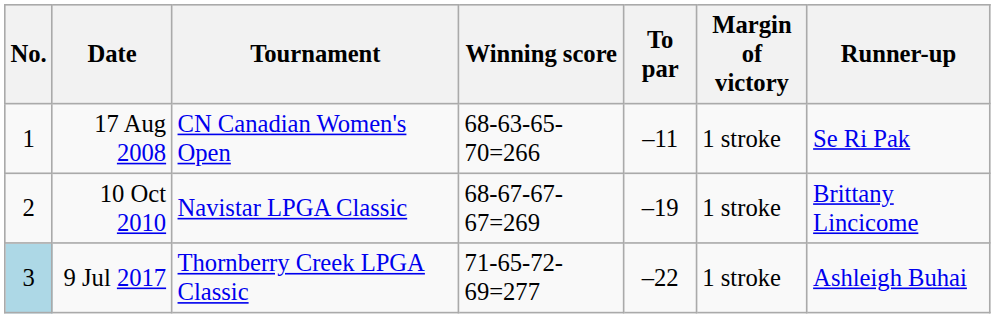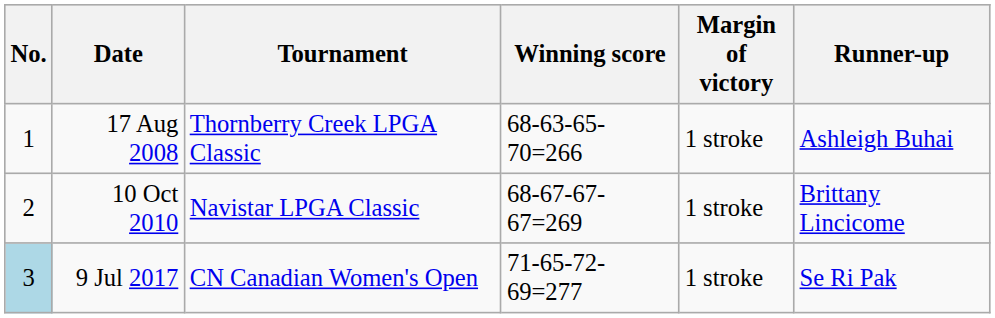- column: (660, 54)
(292, 138) CN Canadian Women's Open -> (313, 138) Thornberry Creek LPGA Classic
(862, 138) Se Ri Pak -> (876, 138) Ashleigh Buhai
(301, 278) Thornberry Creek LPGA Classic -> (334, 278) CN Canadian Women's Open
(890, 278) Ashleigh Buhai -> (848, 278) Se Ri Pak
